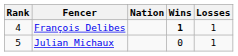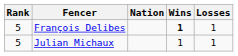(18, 28) 4 -> (18, 28) 5
(180, 43) 0 -> (180, 43) 1
